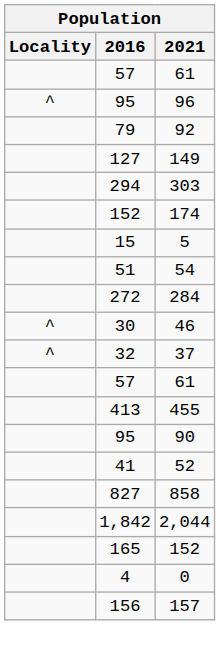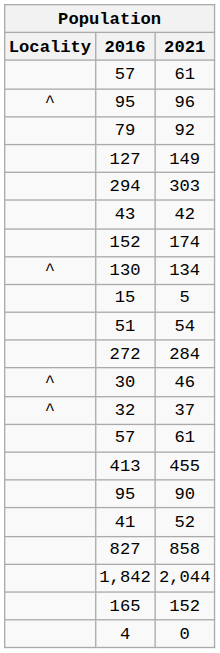+ row: (125, 214)
+ row: (125, 270)
- row: (125, 606)
